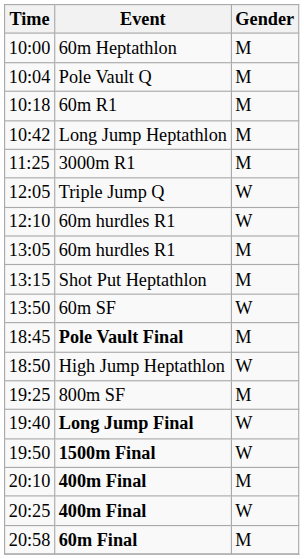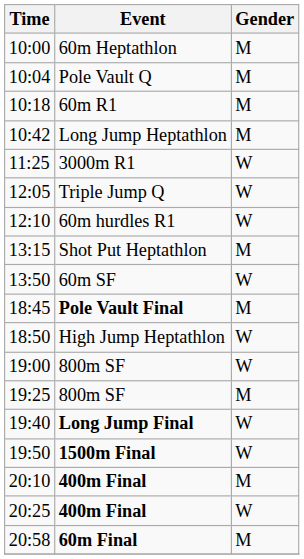(243, 163) M -> (244, 163) W
- row: (30, 250)
+ row: (30, 366)
